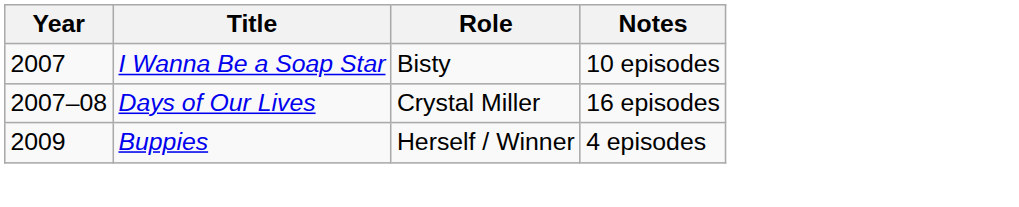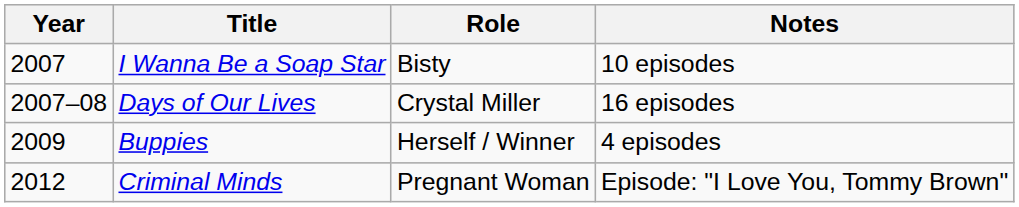+ row: (200, 181)
